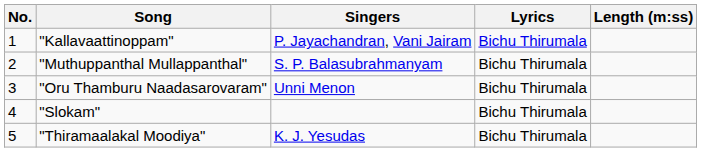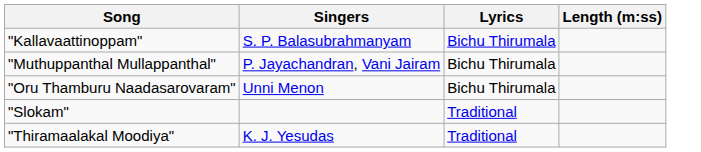- column: (20, 17)
(373, 40) P. Jayachandran, Vani Jairam -> (327, 40) S. P. Balasubrahmanyam
(358, 64) S. P. Balasubrahmanyam -> (341, 64) P. Jayachandran, Vani Jairam
(533, 112) Bichu Thirumala -> (482, 112) Traditional
(533, 136) Bichu Thirumala -> (482, 136) Traditional
